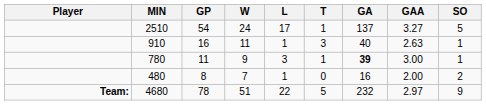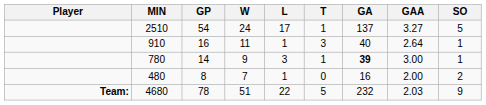(413, 44) 2.63 -> (413, 44) 2.64
(204, 60) 11 -> (204, 60) 14
(413, 92) 2.97 -> (413, 92) 2.03
